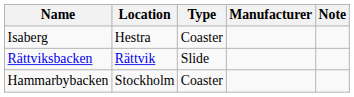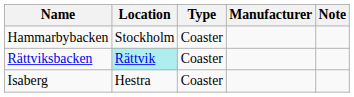rows swapped: (28, 37) <-> (58, 80)
(135, 59) no background -> (135, 59) paleturquoise background
(195, 59) Slide -> (202, 59) Coaster
